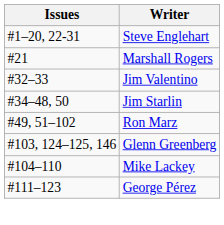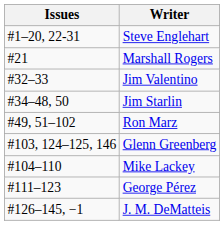+ row: (166, 209)
